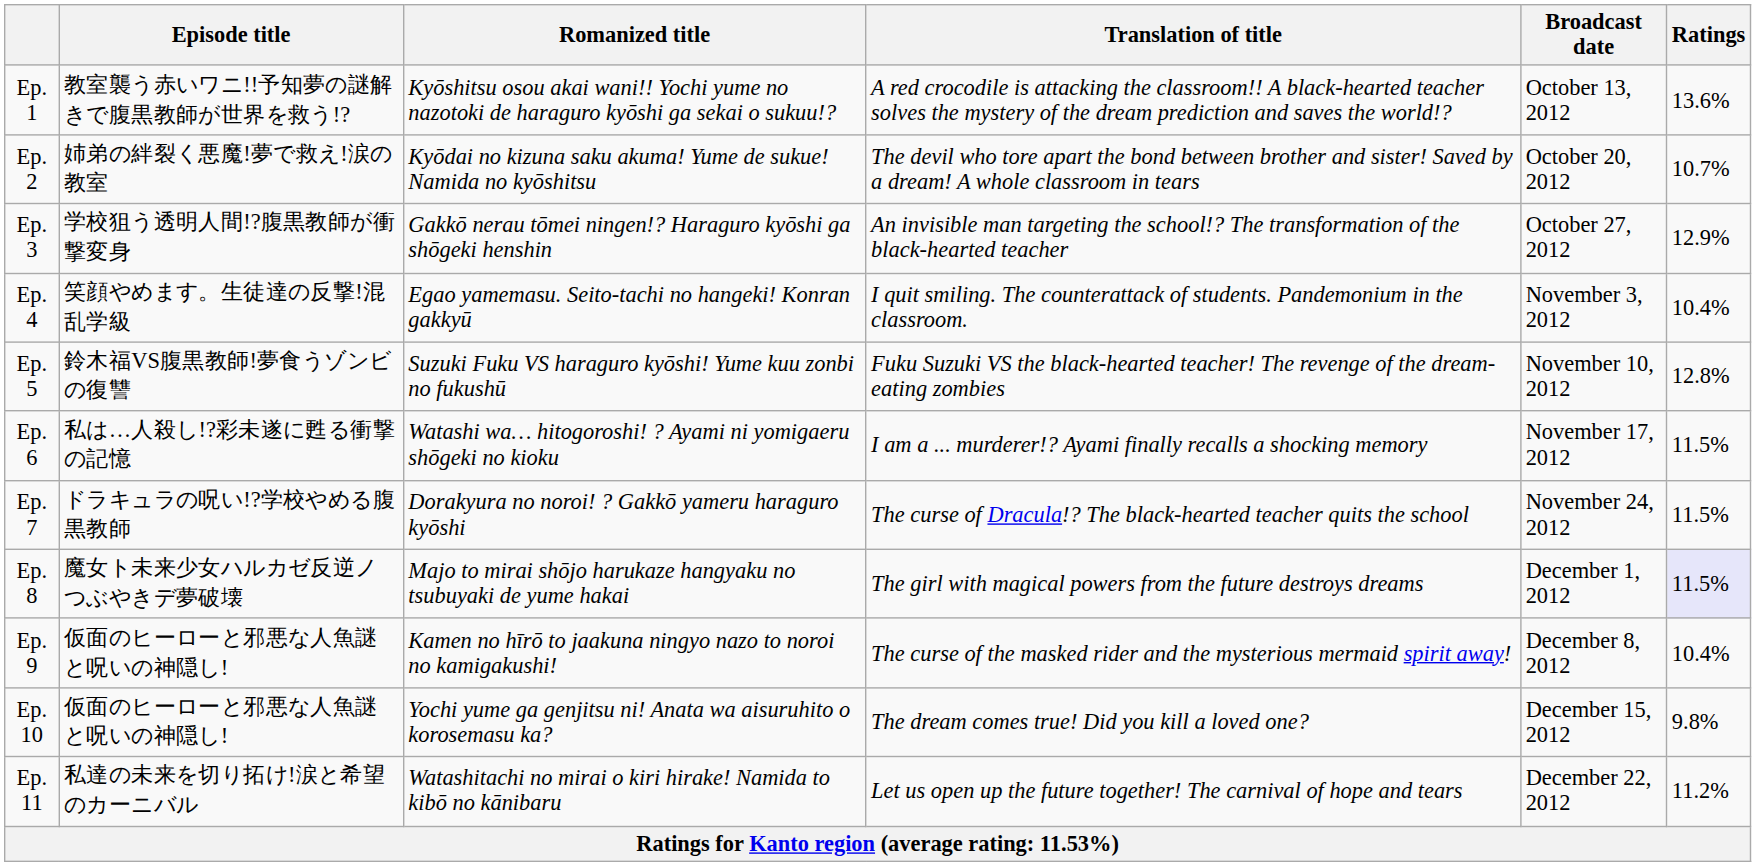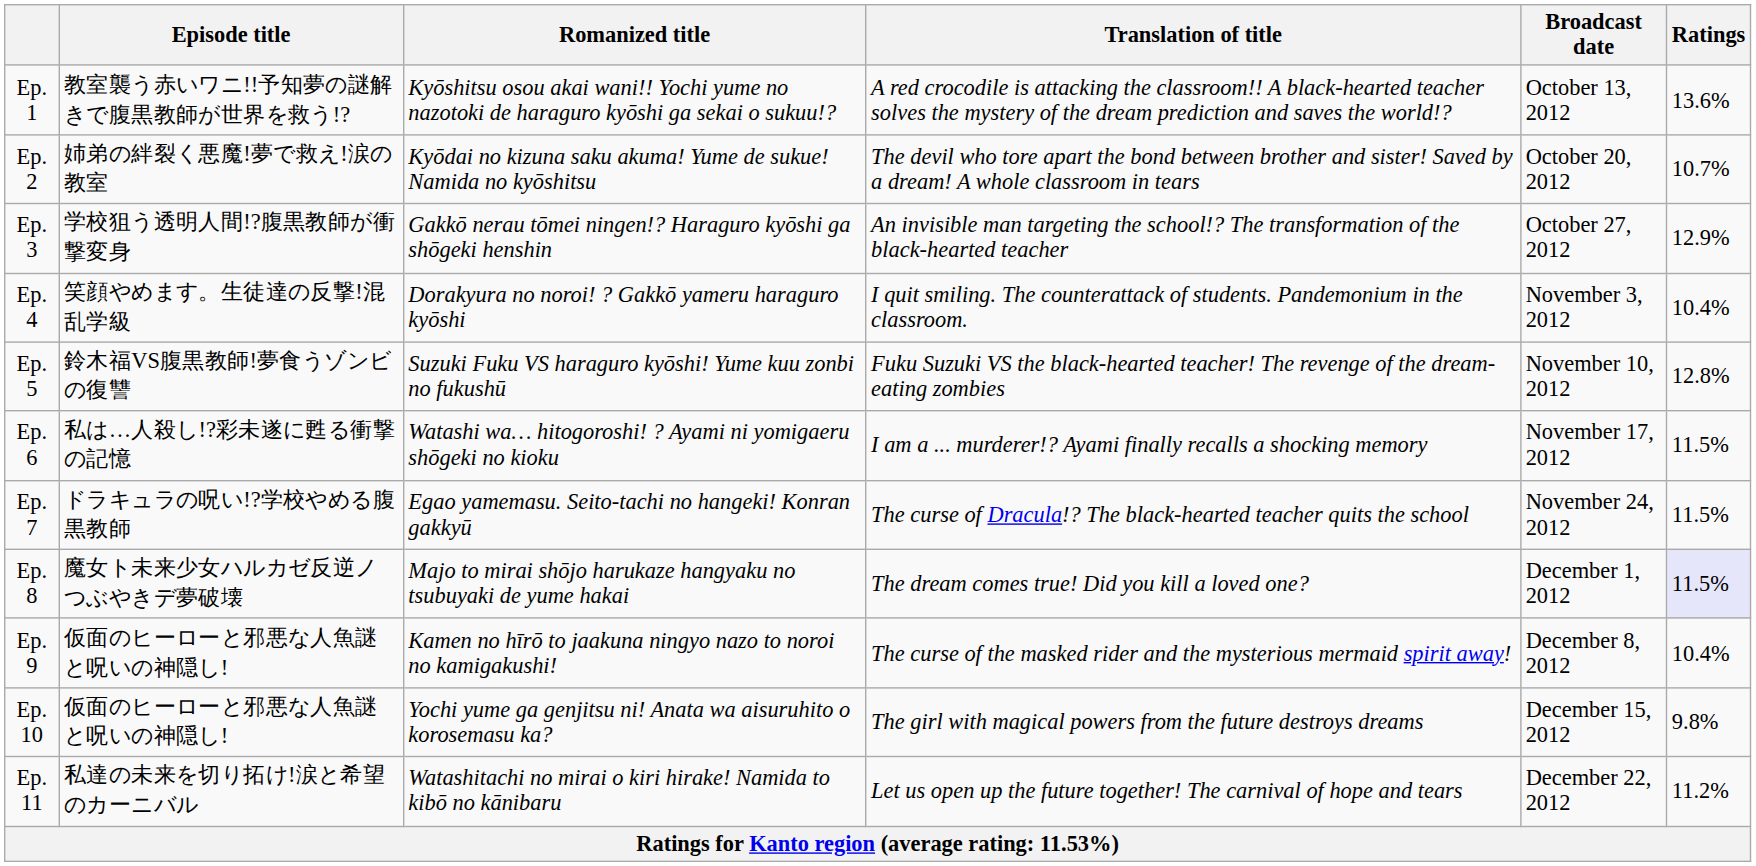(629, 307) Egao yamemasu. Seito-tachi no hangeki! Konran gakkyū -> (623, 307) Dorakyura no noroi! ? Gakkō yameru haraguro kyōshi
(623, 514) Dorakyura no noroi! ? Gakkō yameru haraguro kyōshi -> (629, 514) Egao yamemasu. Seito-tachi no hangeki! Konran gakkyū
(1147, 583) The girl with magical powers from the future destroys dreams -> (1090, 583) The dream comes true! Did you kill a loved one?
(1090, 721) The dream comes true! Did you kill a loved one? -> (1147, 721) The girl with magical powers from the future destroys dreams
